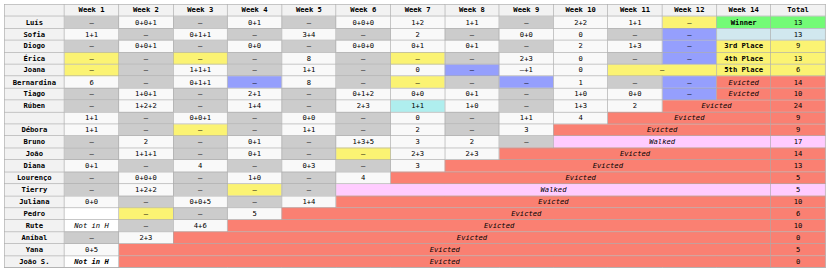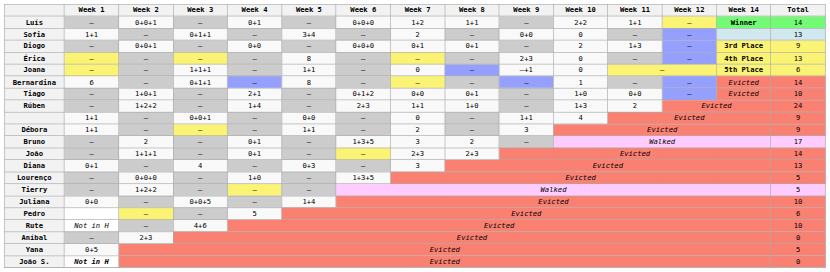(798, 22) 13 -> (798, 22) 14
(418, 106) paleturquoise background -> (418, 106) no background
(363, 178) 4 -> (363, 178) 1+3+5
